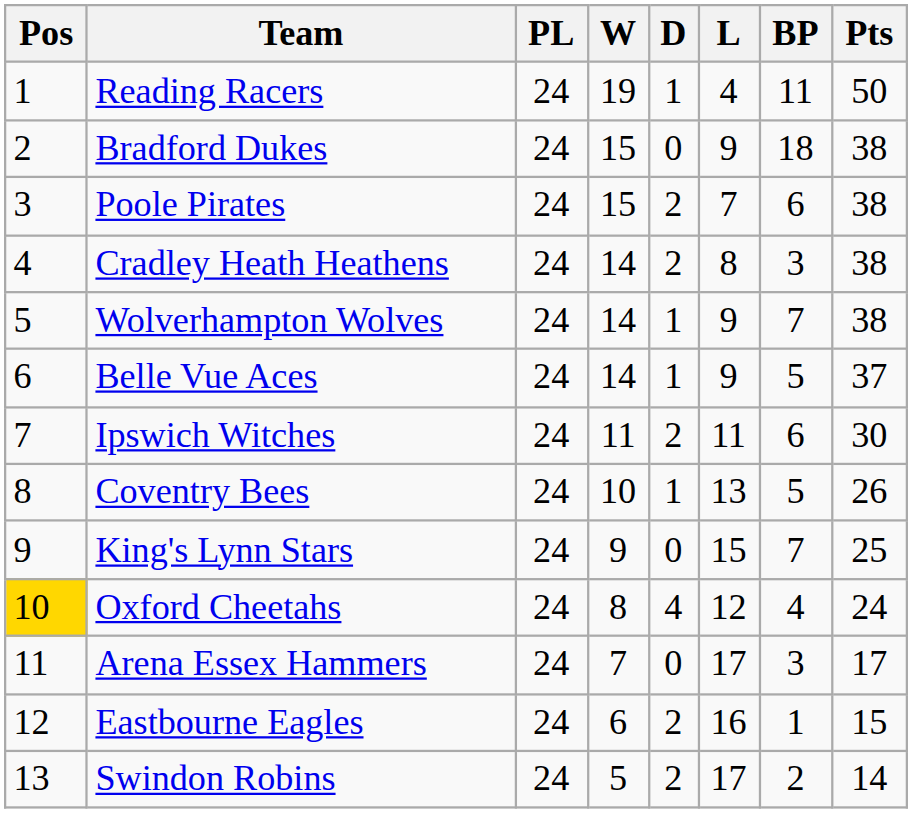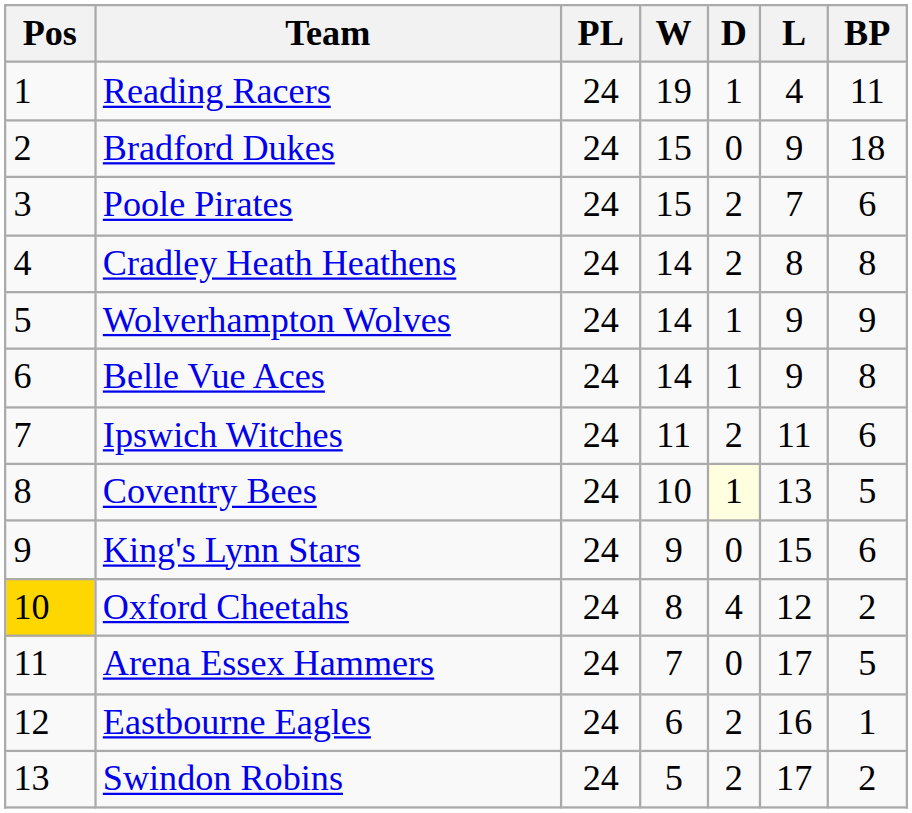- column: (869, 33)
(795, 262) 3 -> (867, 262) 8
(795, 319) 7 -> (867, 319) 9
(795, 377) 5 -> (867, 377) 8
(673, 491) no background -> (734, 491) lightyellow background
(795, 549) 7 -> (867, 549) 6
(795, 606) 4 -> (867, 606) 2
(795, 663) 3 -> (867, 663) 5
